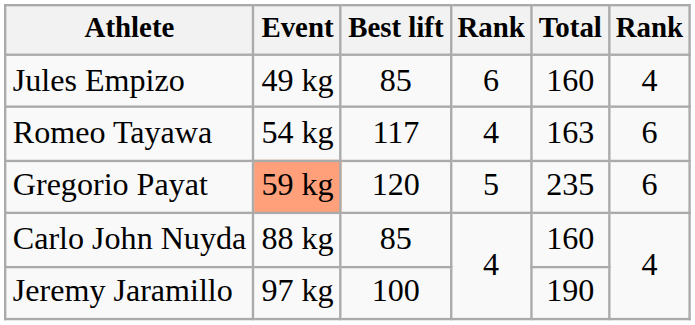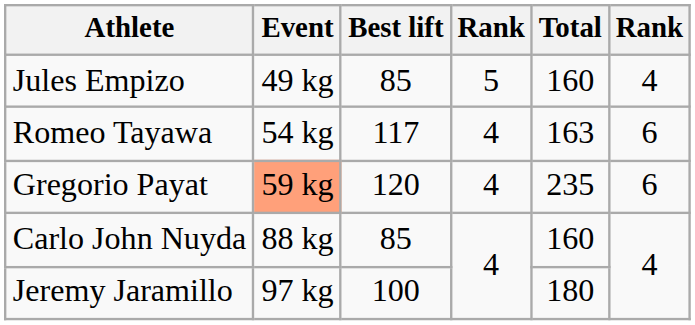(491, 79) 6 -> (491, 79) 5
(491, 185) 5 -> (491, 185) 4
(570, 291) 190 -> (570, 291) 180
